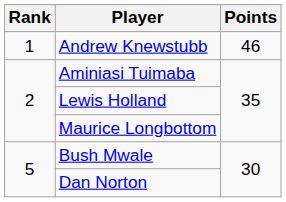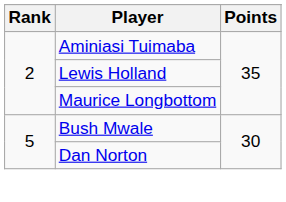- row: (133, 45)
